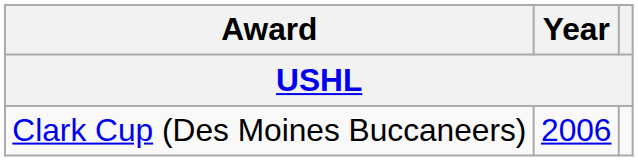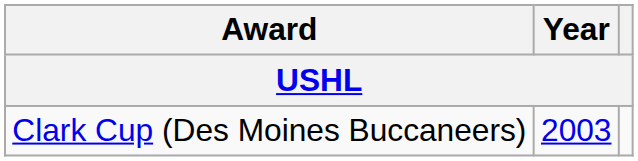(576, 130) 2006 -> (576, 130) 2003
